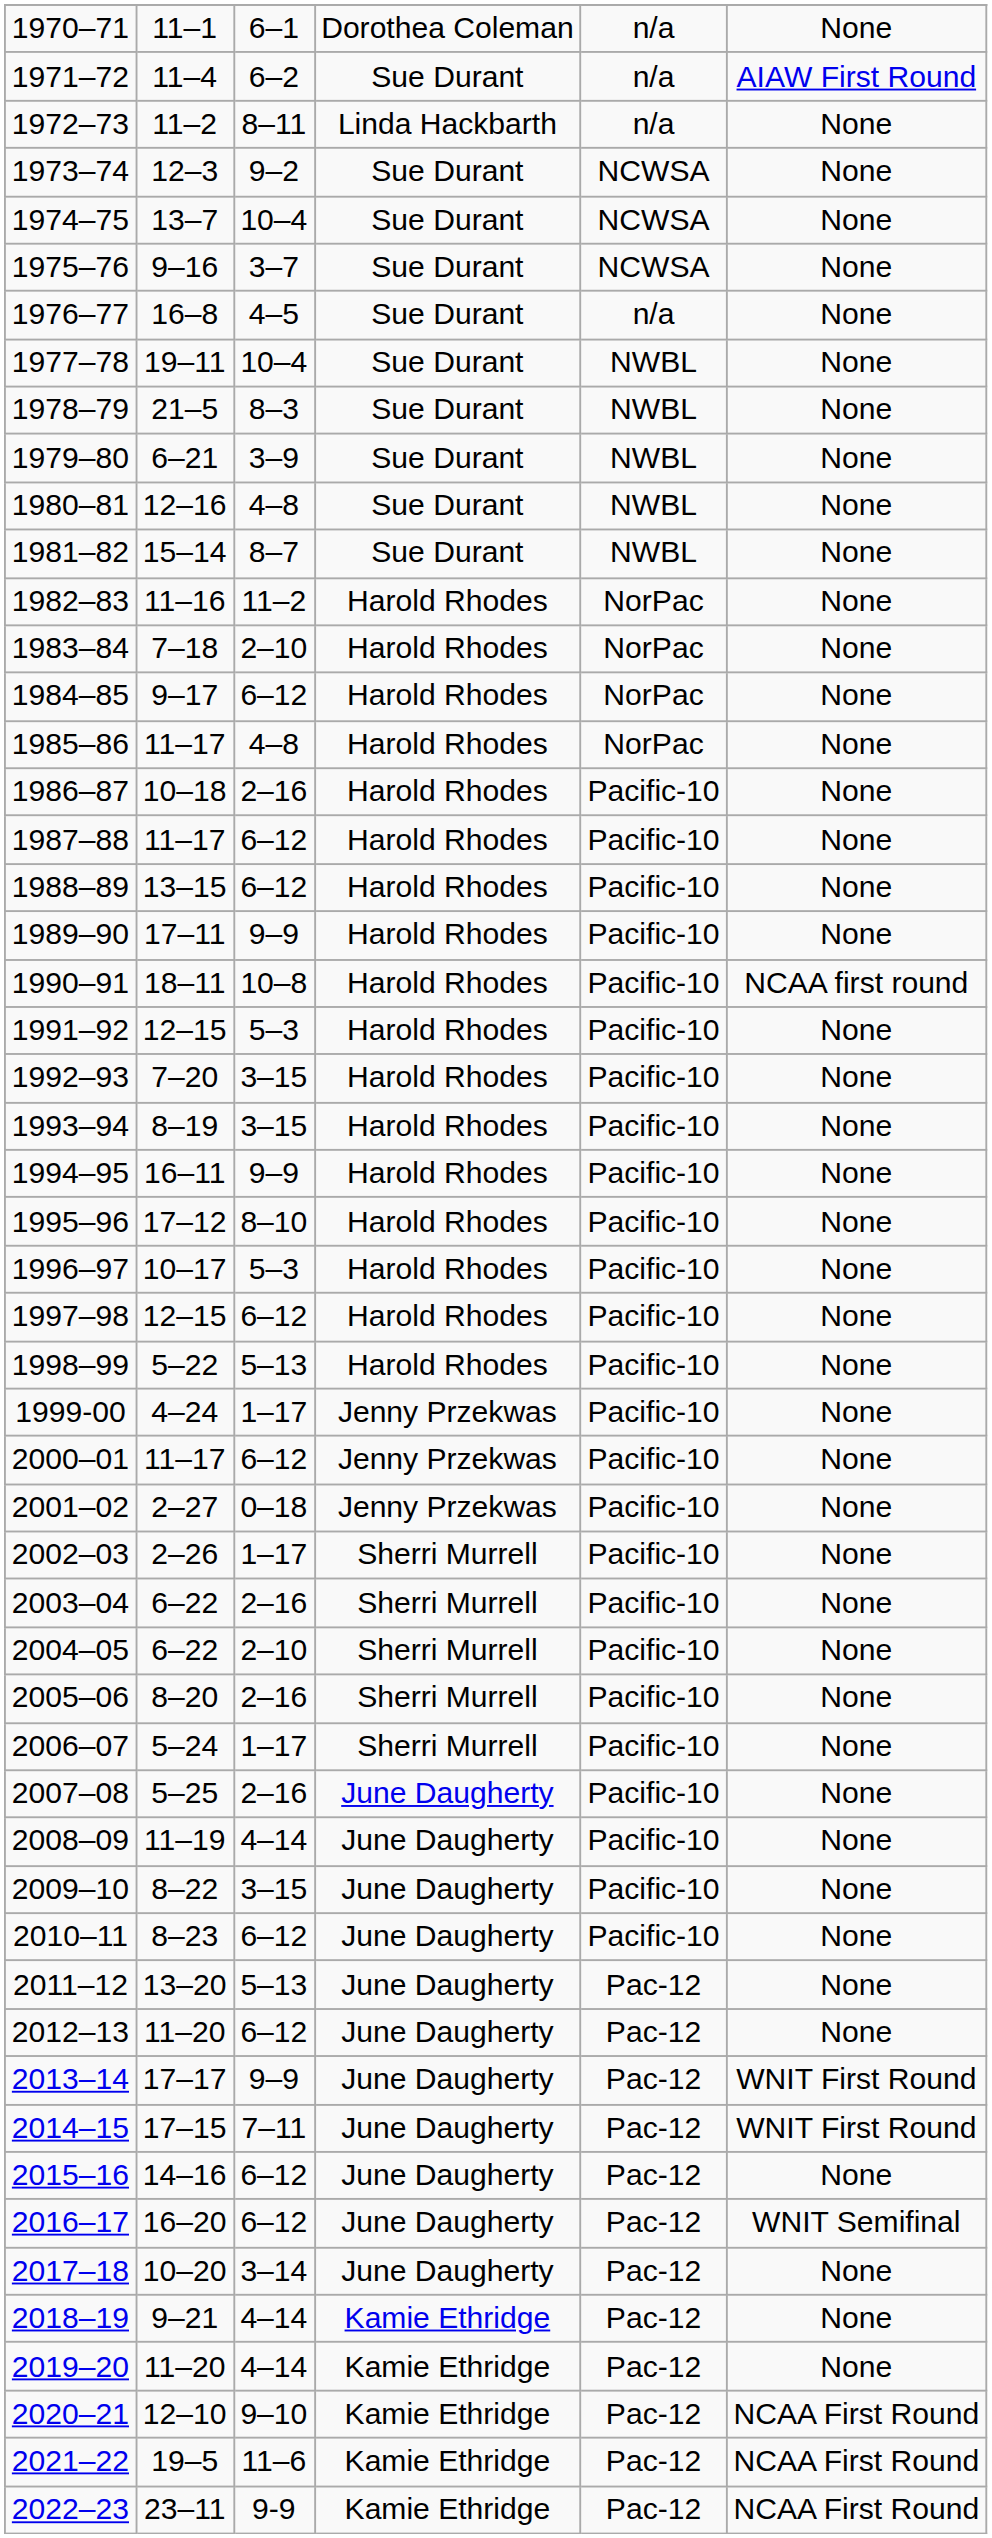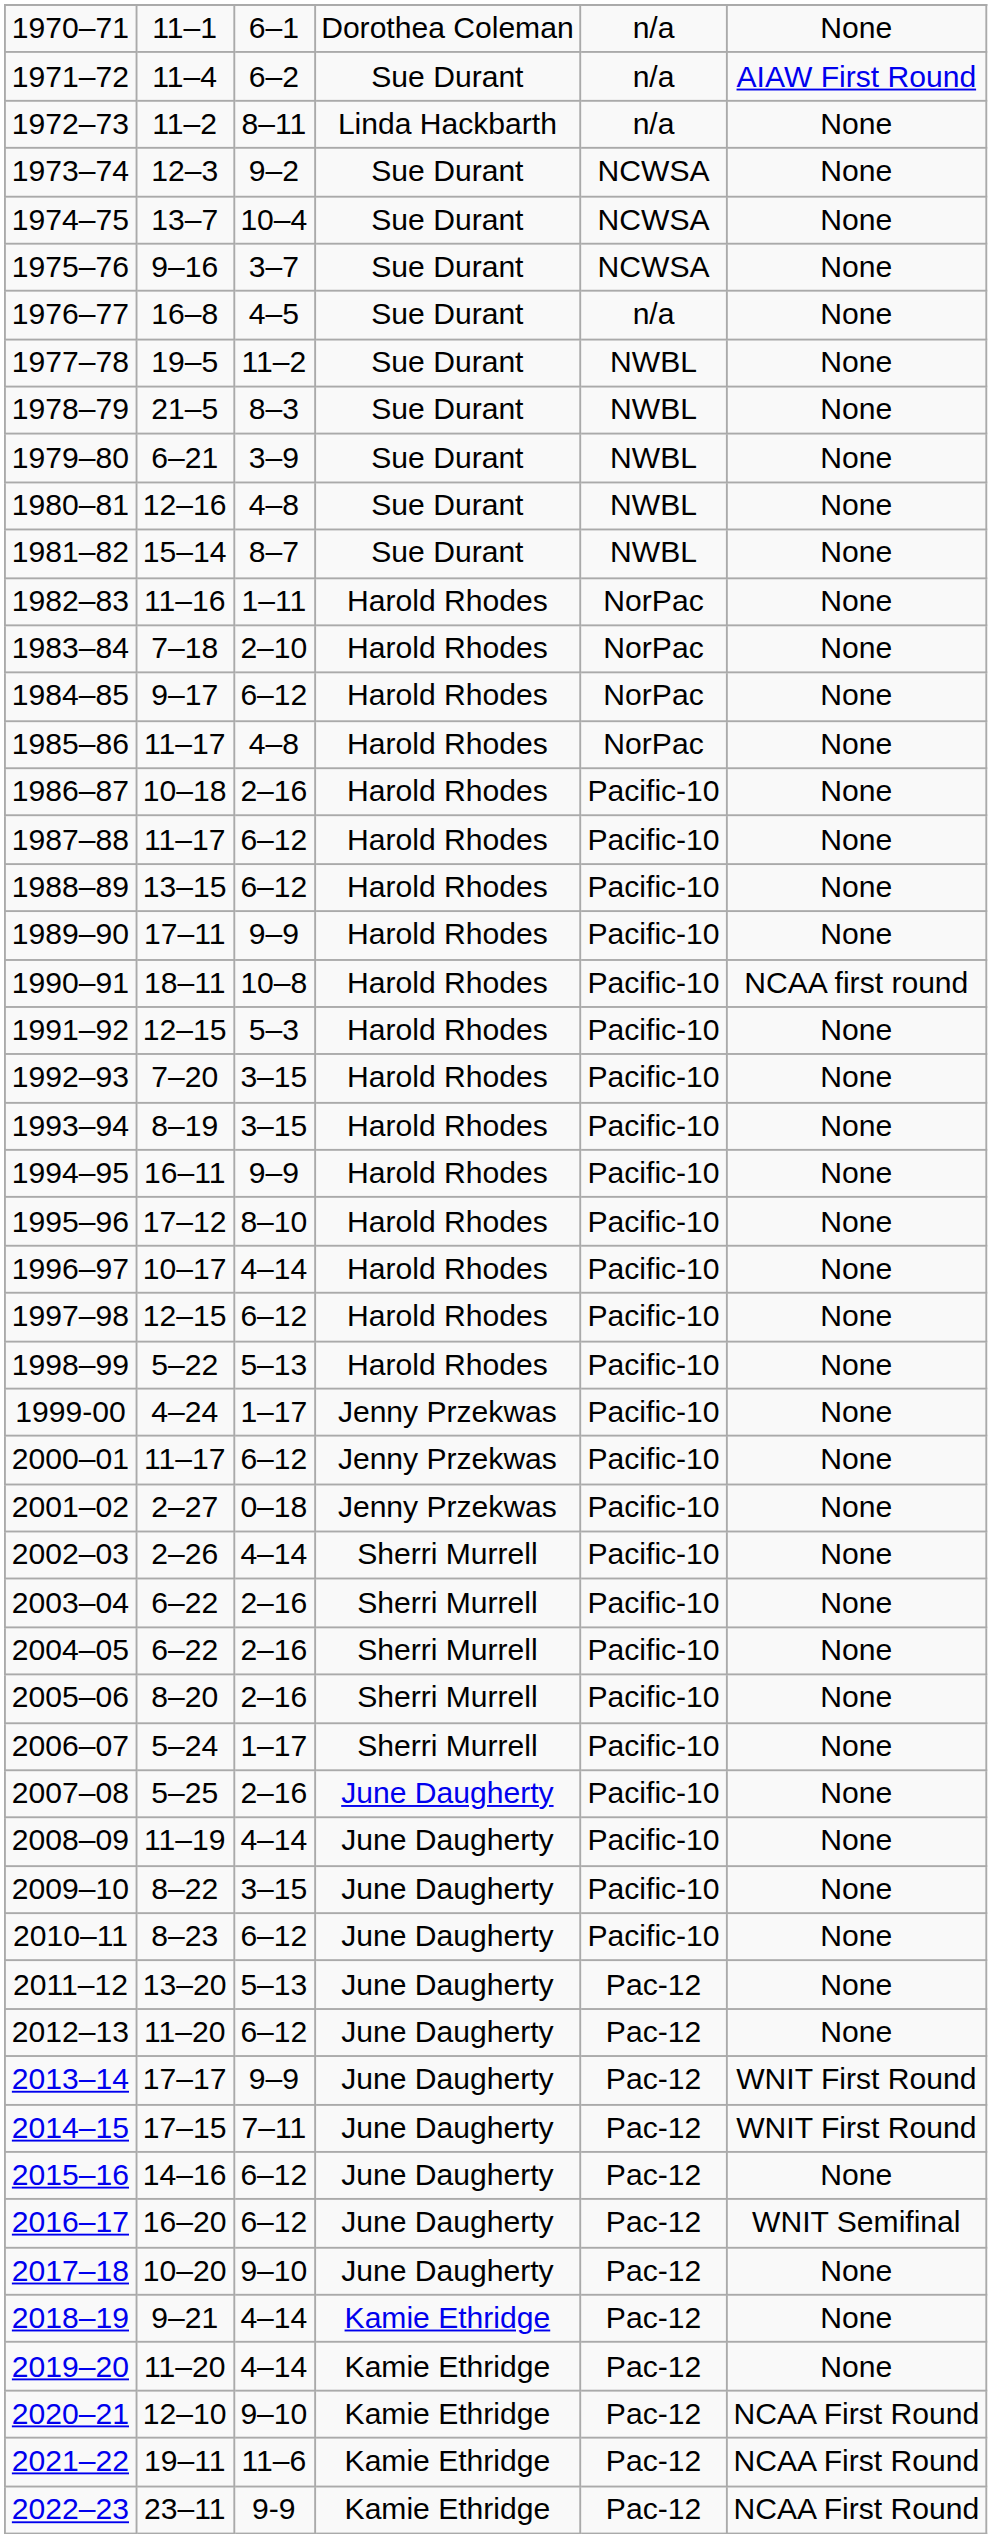(185, 362) 19–11 -> (185, 362) 19–5
(274, 362) 10–4 -> (274, 362) 11–2
(274, 600) 11–2 -> (274, 600) 1–11
(274, 1268) 5–3 -> (274, 1268) 4–14
(274, 1554) 1–17 -> (274, 1554) 4–14
(274, 1650) 2–10 -> (274, 1650) 2–16
(274, 2270) 3–14 -> (274, 2270) 9–10
(185, 2461) 19–5 -> (185, 2461) 19–11
